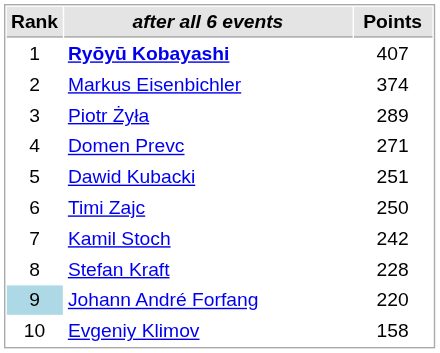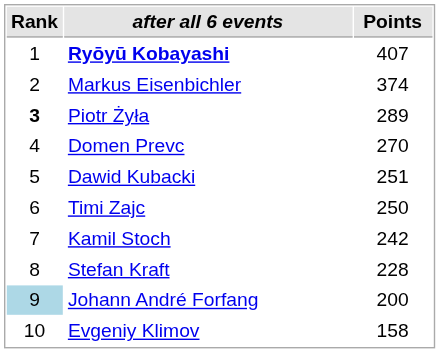(35, 115) normal -> (35, 115) bold
(393, 146) 271 -> (393, 146) 270
(393, 300) 220 -> (393, 300) 200
